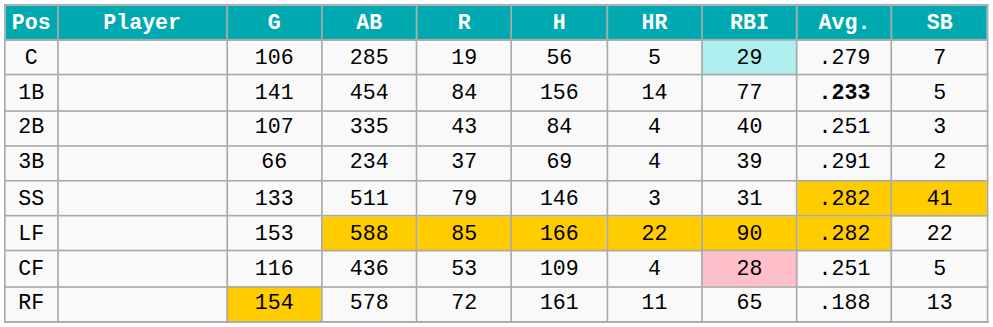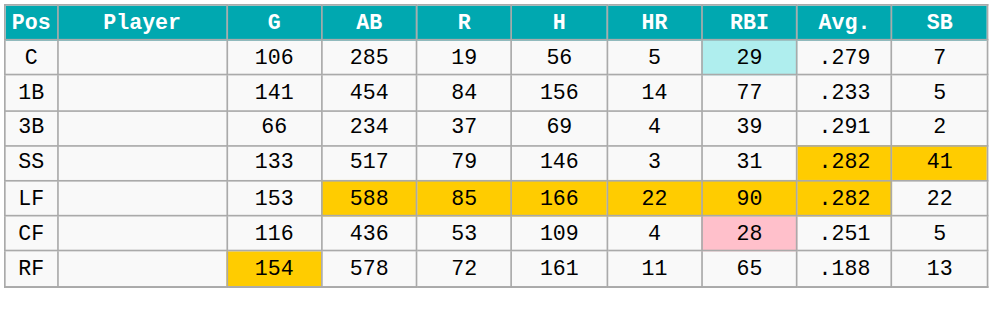(845, 93) bold -> (845, 93) normal
- row: (31, 128)
(369, 198) 511 -> (369, 163) 517
